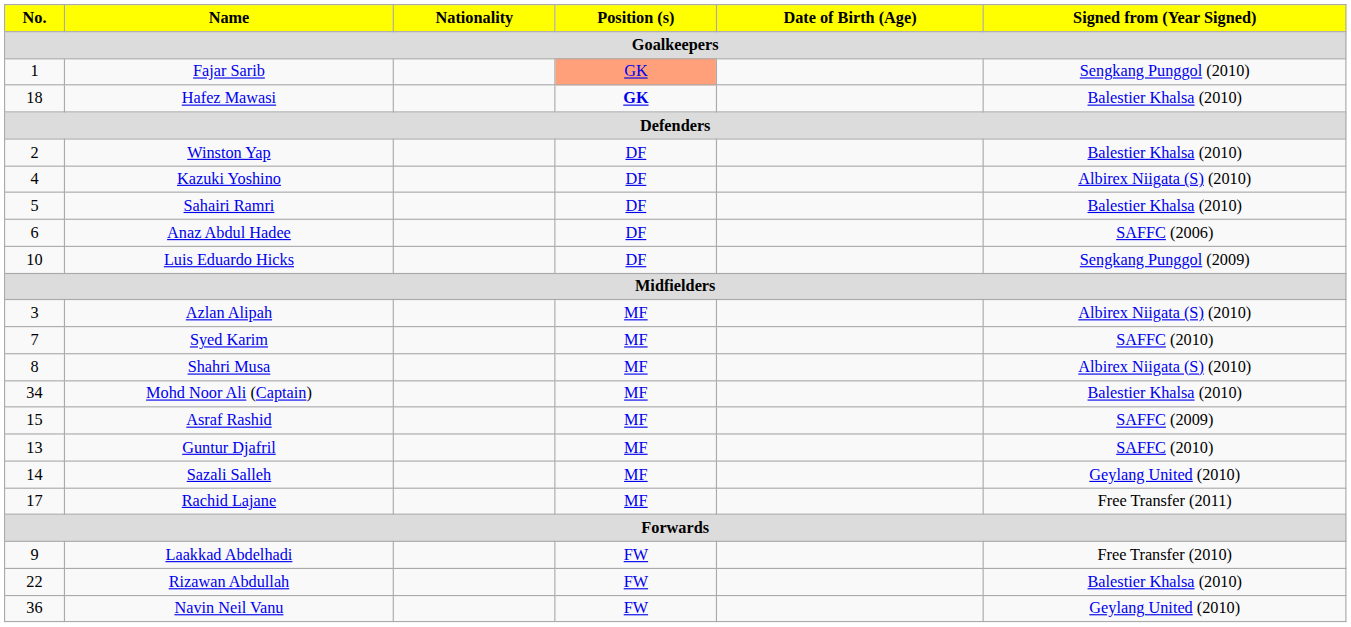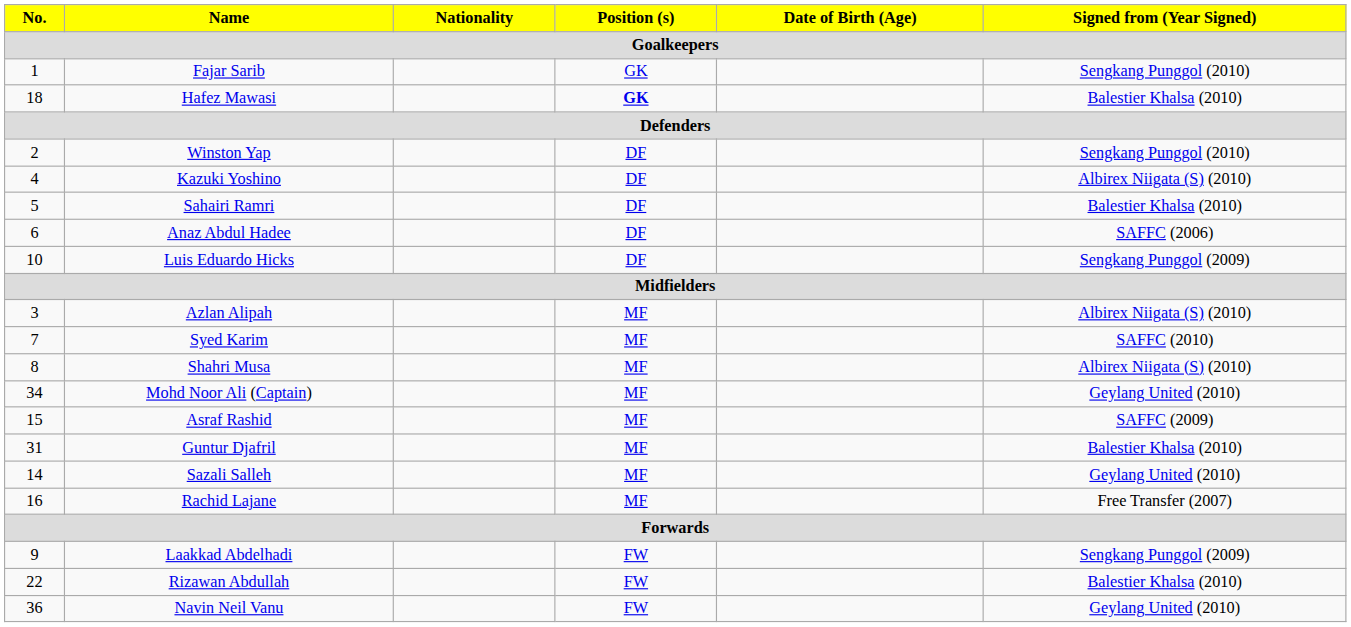(636, 71) lightsalmon background -> (636, 71) no background
(1165, 152) Balestier Khalsa (2010) -> (1165, 152) Sengkang Punggol (2010)
(1165, 394) Balestier Khalsa (2010) -> (1165, 394) Geylang United (2010)
(35, 447) 13 -> (35, 447) 31
(1165, 447) SAFFC (2010) -> (1165, 447) Balestier Khalsa (2010)
(35, 501) 17 -> (35, 501) 16
(1165, 501) Free Transfer (2011) -> (1165, 501) Free Transfer (2007)
(1165, 555) Free Transfer (2010) -> (1165, 555) Sengkang Punggol (2009)
